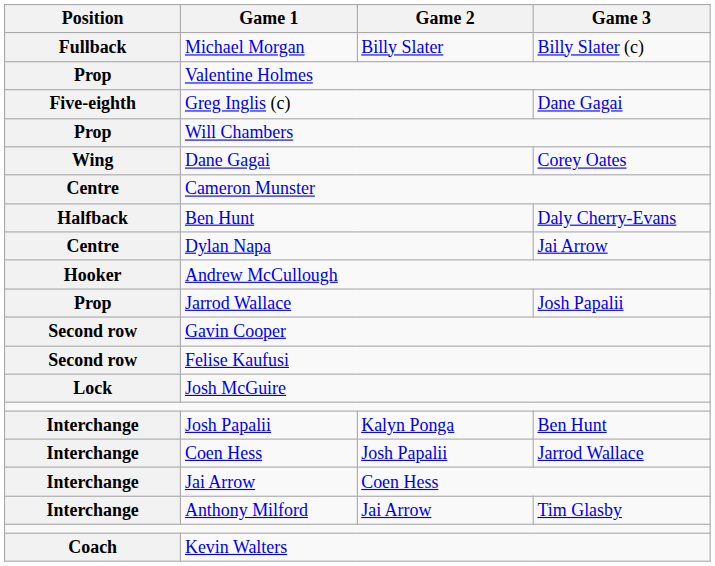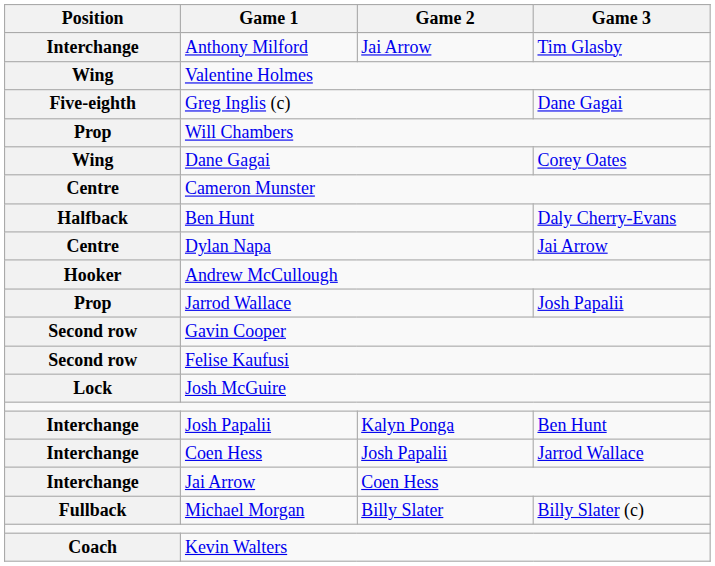rows swapped: (245, 47) <-> (246, 510)
(93, 75) Prop -> (93, 75) Wing
